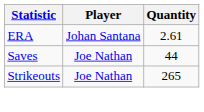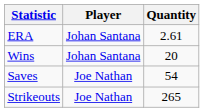+ row: (21, 55)
(171, 55) 44 -> (171, 76) 54
